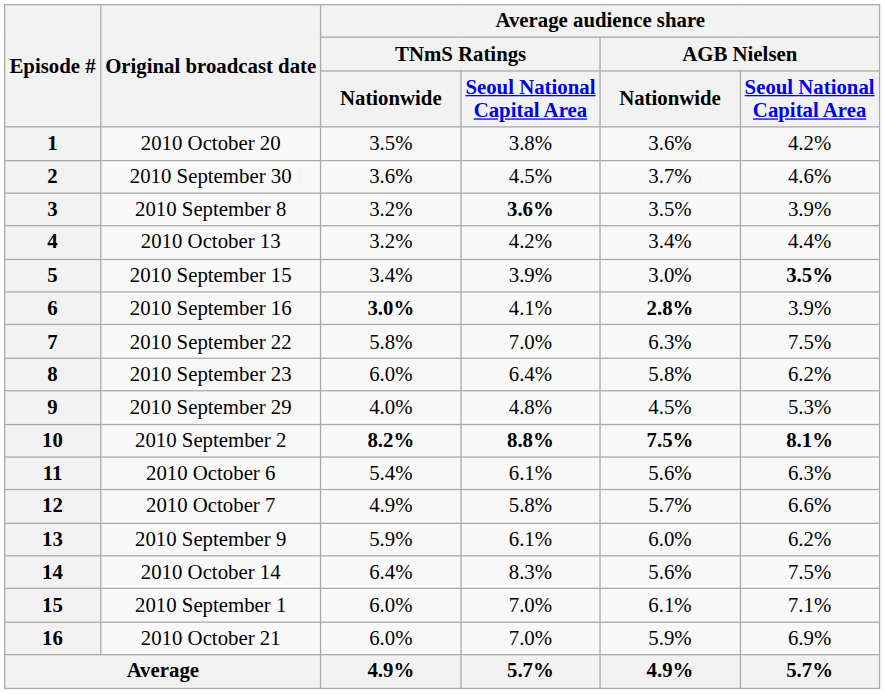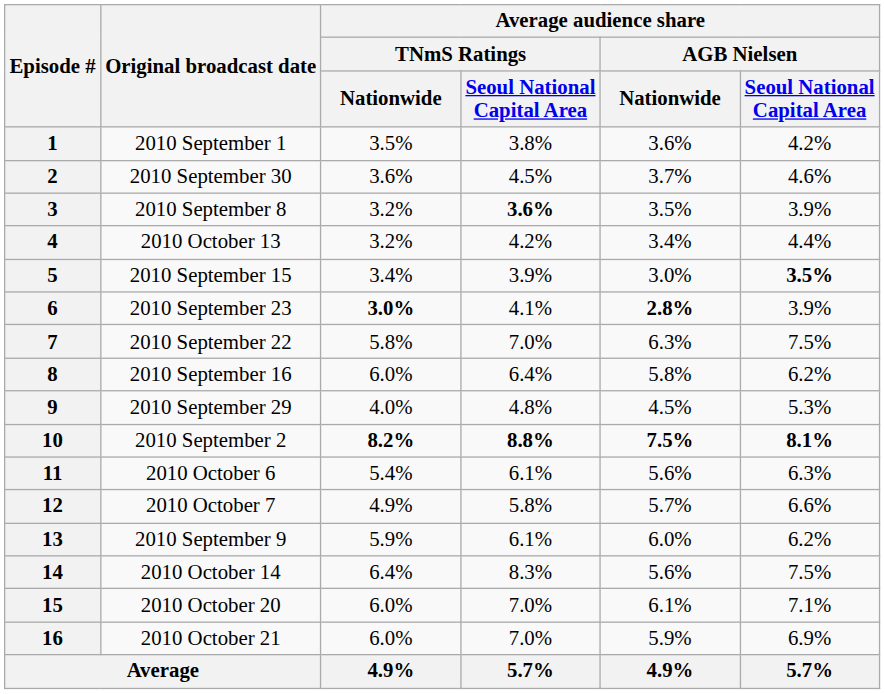(211, 143) 2010 October 20 -> (211, 143) 2010 September 1
(211, 308) 2010 September 16 -> (211, 308) 2010 September 23
(211, 374) 2010 September 23 -> (211, 374) 2010 September 16
(211, 605) 2010 September 1 -> (211, 605) 2010 October 20
